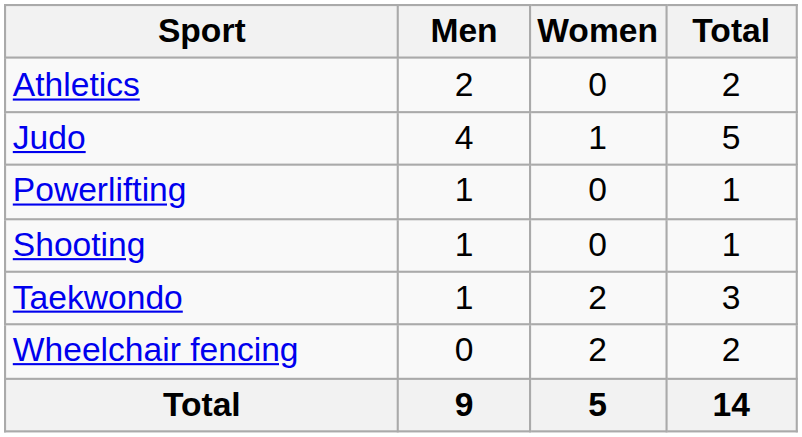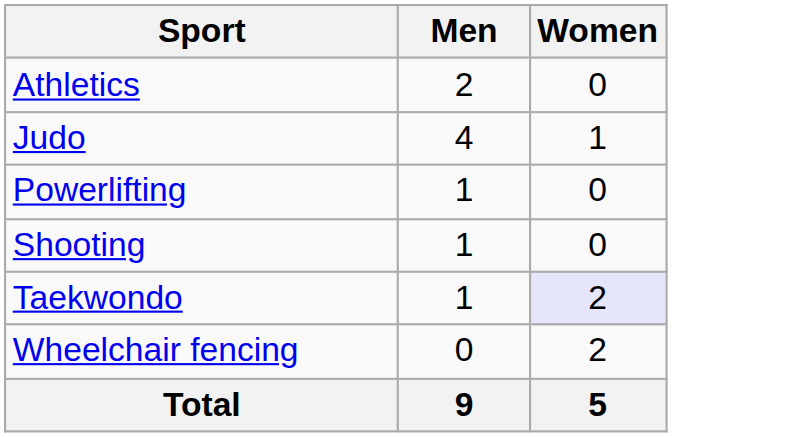- column: (731, 31)
(598, 297) no background -> (598, 297) lavender background
